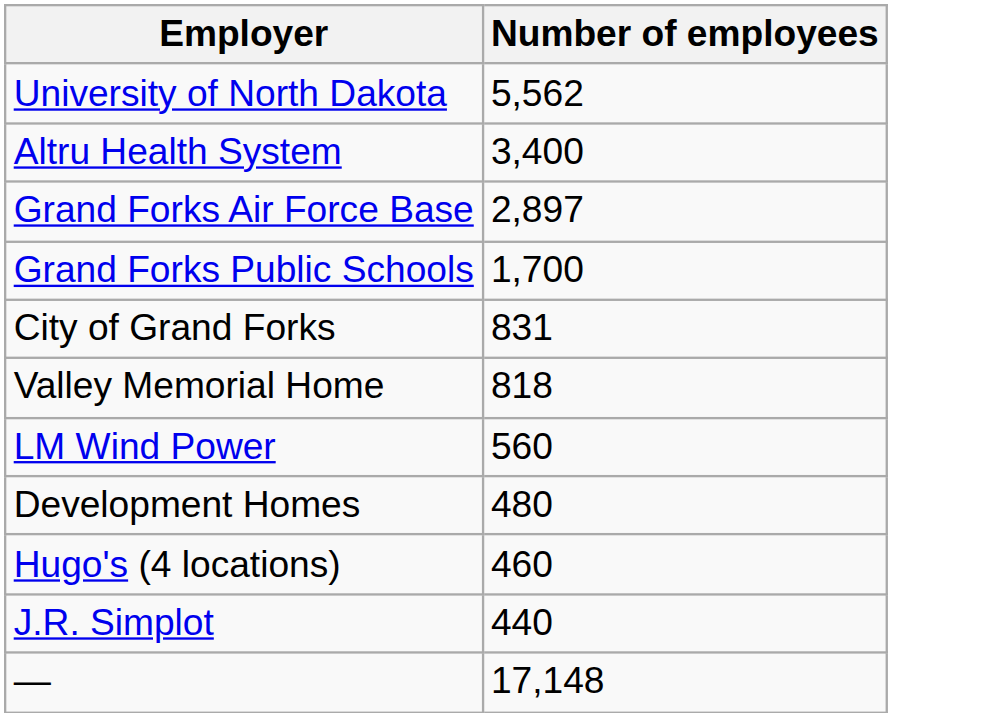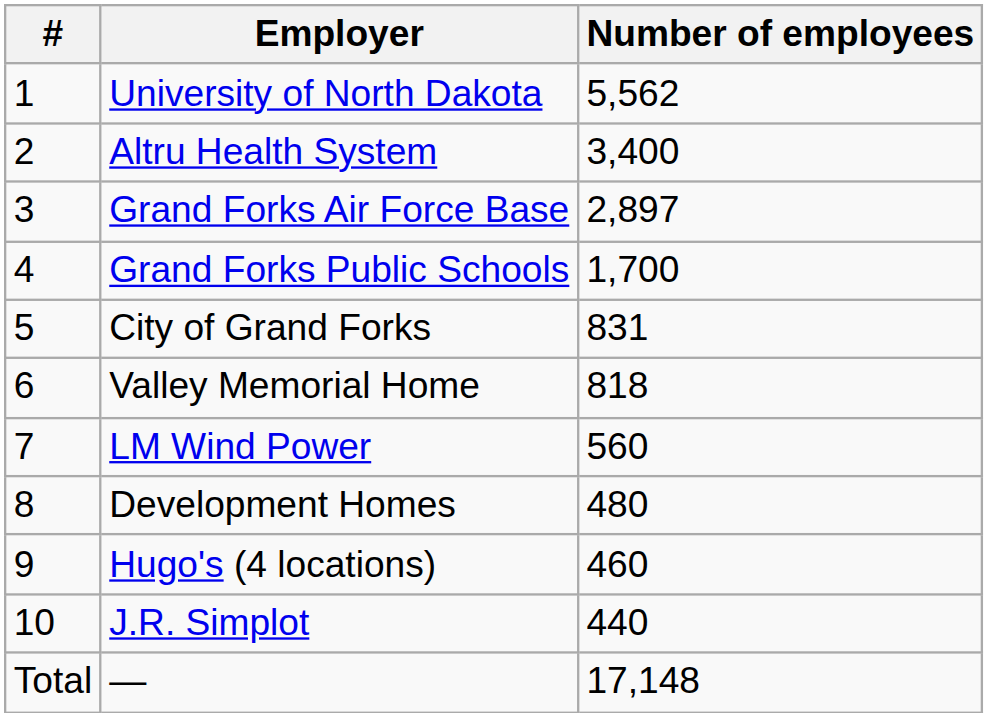+ column: (53, 33)
